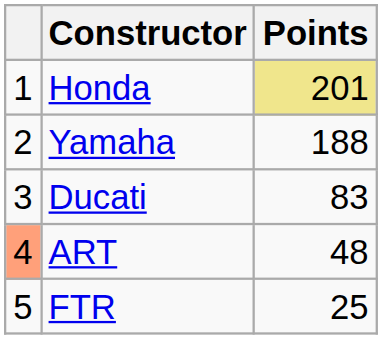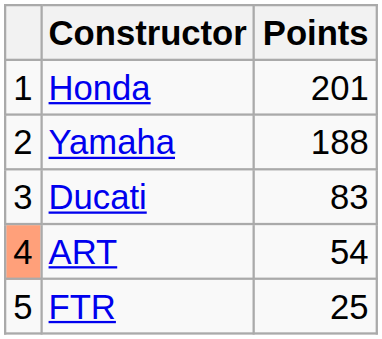(340, 88) khaki background -> (340, 88) no background
(349, 252) 48 -> (349, 252) 54
